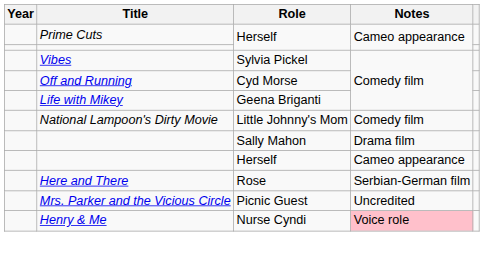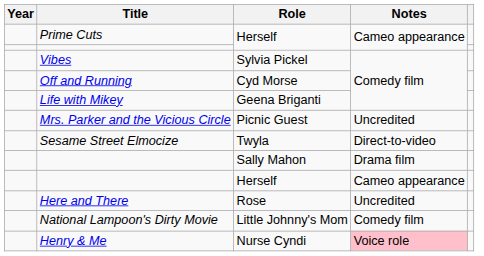rows swapped: (135, 200) <-> (129, 120)
+ row: (109, 140)
(412, 180) Serbian-German film -> (384, 200) Uncredited
